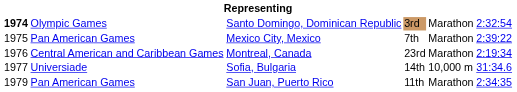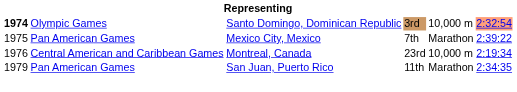(451, 23) Marathon -> (451, 23) 10,000 m
(494, 23) no background -> (494, 23) lightsalmon background
(451, 53) Marathon -> (451, 53) 10,000 m
- row: (261, 68)
